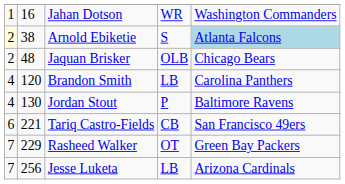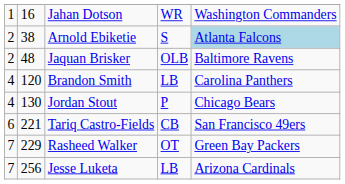(11, 37) lightyellow background -> (11, 37) no background
(235, 59) Chicago Bears -> (244, 59) Baltimore Ravens
(244, 102) Baltimore Ravens -> (235, 102) Chicago Bears
